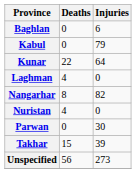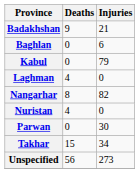+ row: (34, 29)
- row: (32, 61)
(100, 143) 39 -> (104, 143) 34
